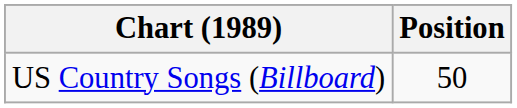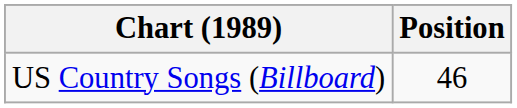(452, 77) 50 -> (452, 77) 46
